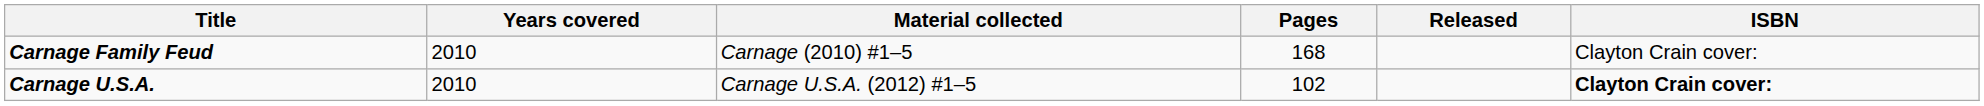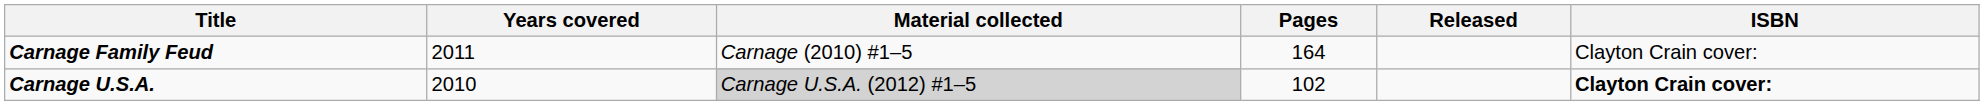(454, 52) 2010 -> (453, 52) 2011
(1309, 52) 168 -> (1309, 52) 164
(848, 84) no background -> (848, 84) lightgrey background
